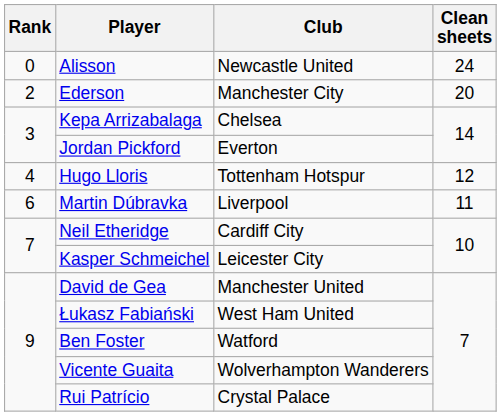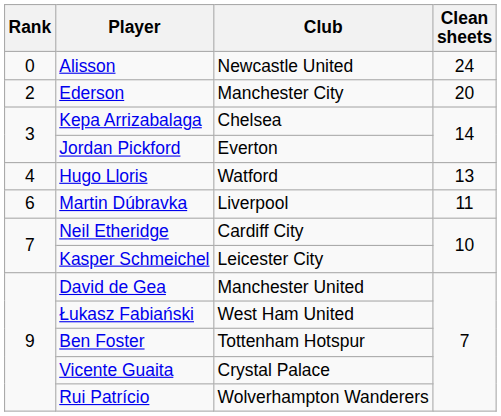(291, 176) Tottenham Hotspur -> (248, 176) Watford
(465, 176) 12 -> (465, 176) 13
(248, 342) Watford -> (291, 342) Tottenham Hotspur
(323, 369) Wolverhampton Wanderers -> (274, 369) Crystal Palace
(274, 397) Crystal Palace -> (323, 397) Wolverhampton Wanderers
